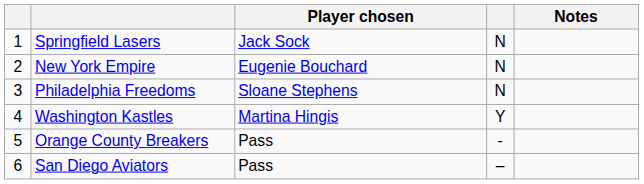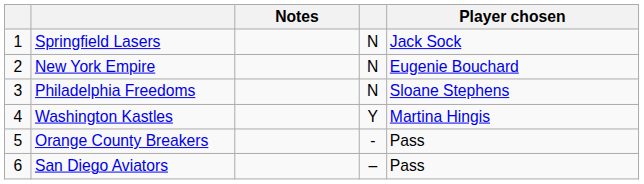columns swapped: (361, 16) <-> (576, 16)
